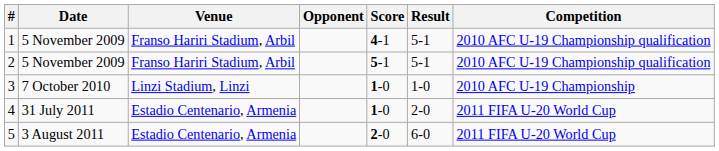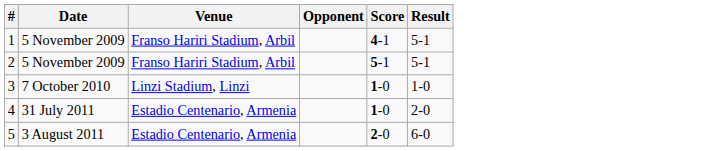- column: (584, 16)
